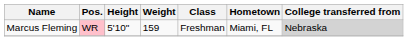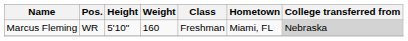(90, 28) pink background -> (90, 28) no background
(151, 28) 159 -> (151, 28) 160
